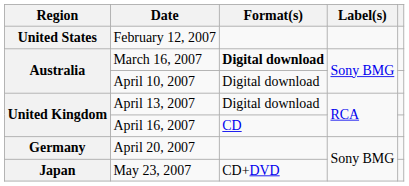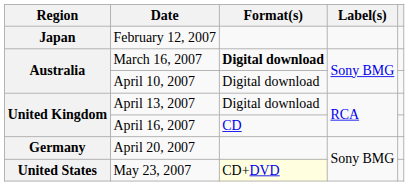(57, 37) United States -> (57, 37) Japan
(57, 170) Japan -> (57, 170) United States
(251, 170) no background -> (251, 170) lightyellow background
